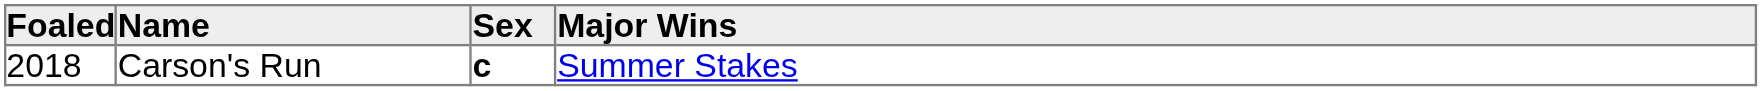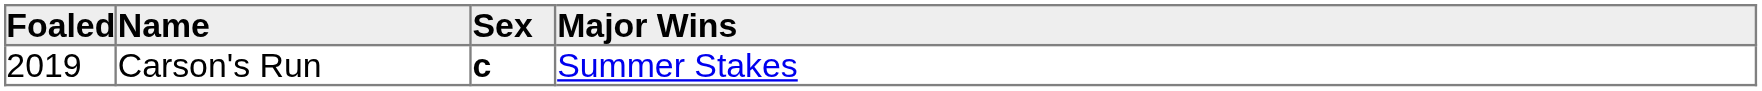(44, 65) 2018 -> (44, 65) 2019
